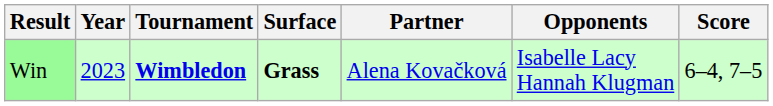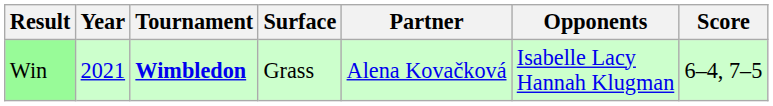(103, 69) 2023 -> (103, 69) 2021
(291, 69) bold -> (289, 69) normal
